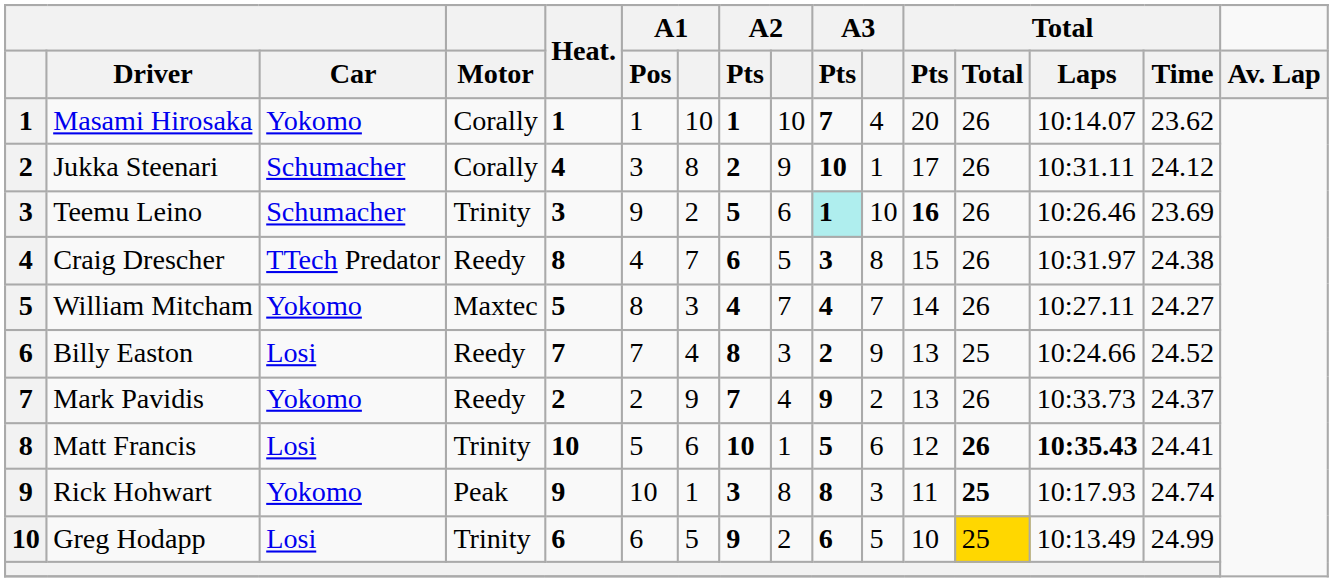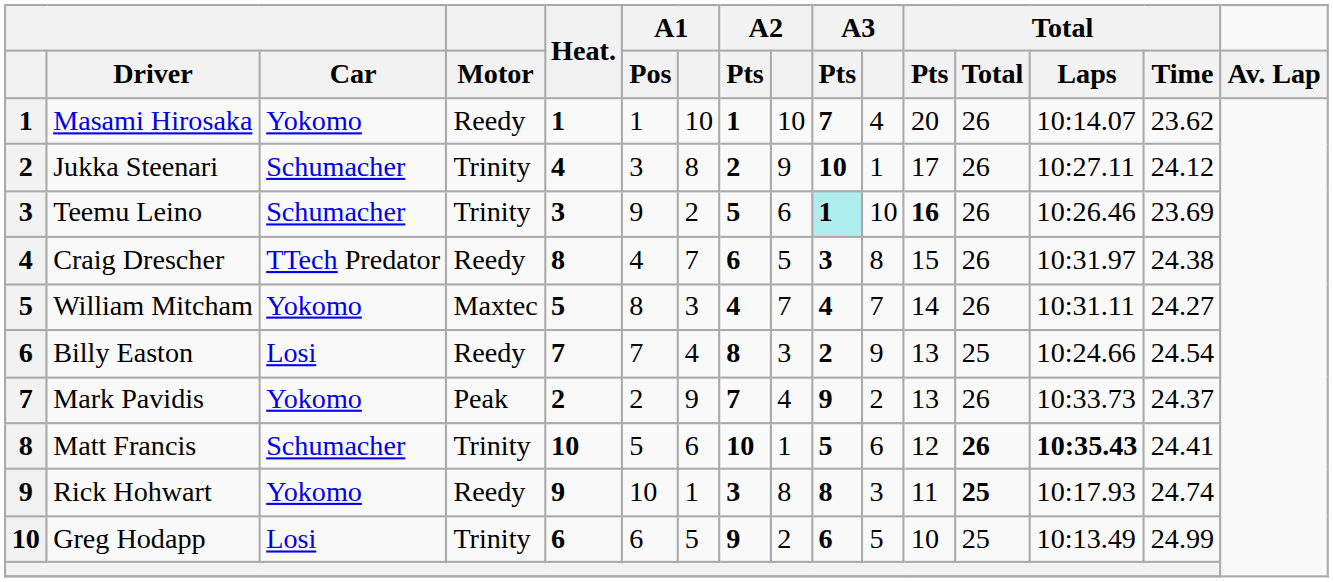(496, 120) Corally -> (489, 120) Reedy
(496, 166) Corally -> (492, 166) Trinity
(1086, 166) 10:31.11 -> (1086, 166) 10:27.11
(1086, 305) 10:27.11 -> (1086, 305) 10:31.11
(1182, 352) 24.52 -> (1182, 352) 24.54
(489, 398) Reedy -> (481, 398) Peak
(291, 445) Losi -> (336, 445) Schumacher
(481, 491) Peak -> (489, 491) Reedy
(976, 538) gold background -> (976, 538) no background
